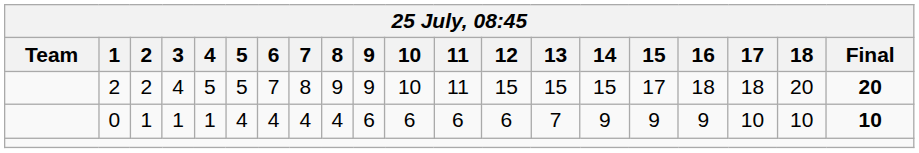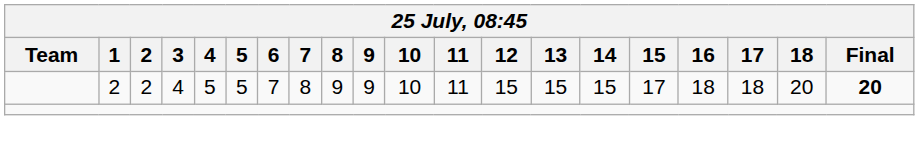- row: (114, 120)
